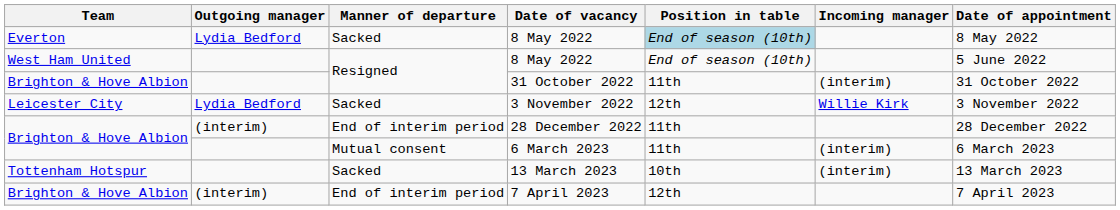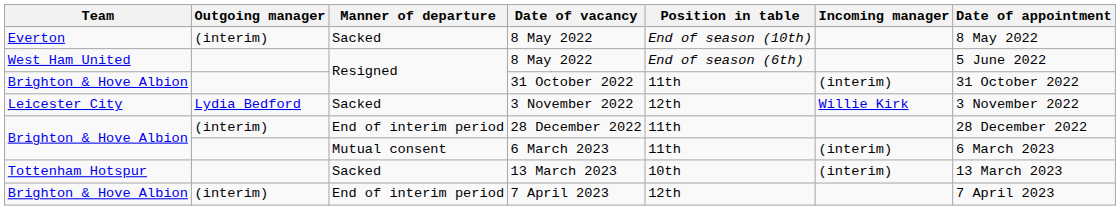(248, 38) Lydia Bedford -> (231, 38) (interim)
(730, 38) lightblue background -> (730, 38) no background
(730, 60) End of season (10th) -> (726, 60) End of season (6th)
